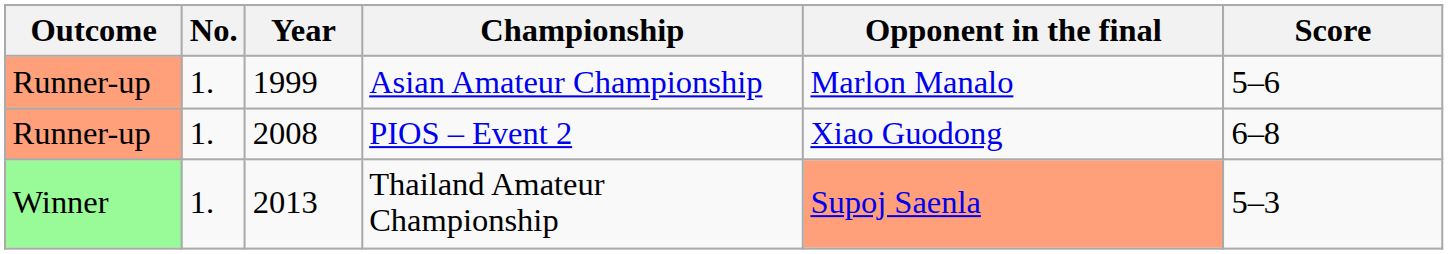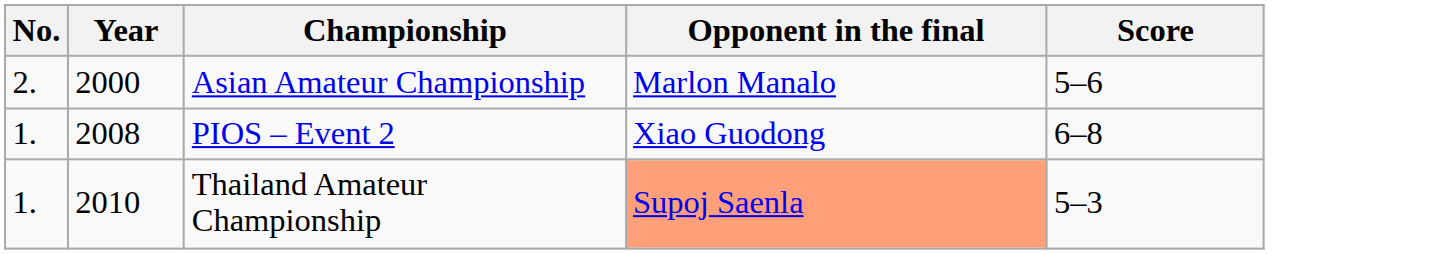- column: (94, 30)
(202, 81) 1. -> (25, 81) 2.
(285, 81) 1999 -> (108, 81) 2000
(285, 203) 2013 -> (108, 203) 2010
